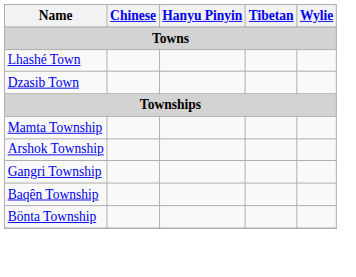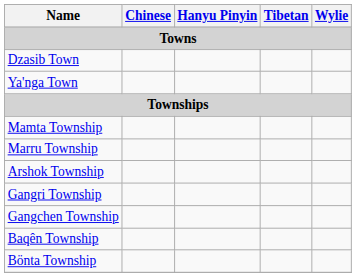- row: (44, 60)
+ row: (43, 83)
+ row: (53, 150)
+ row: (63, 216)
